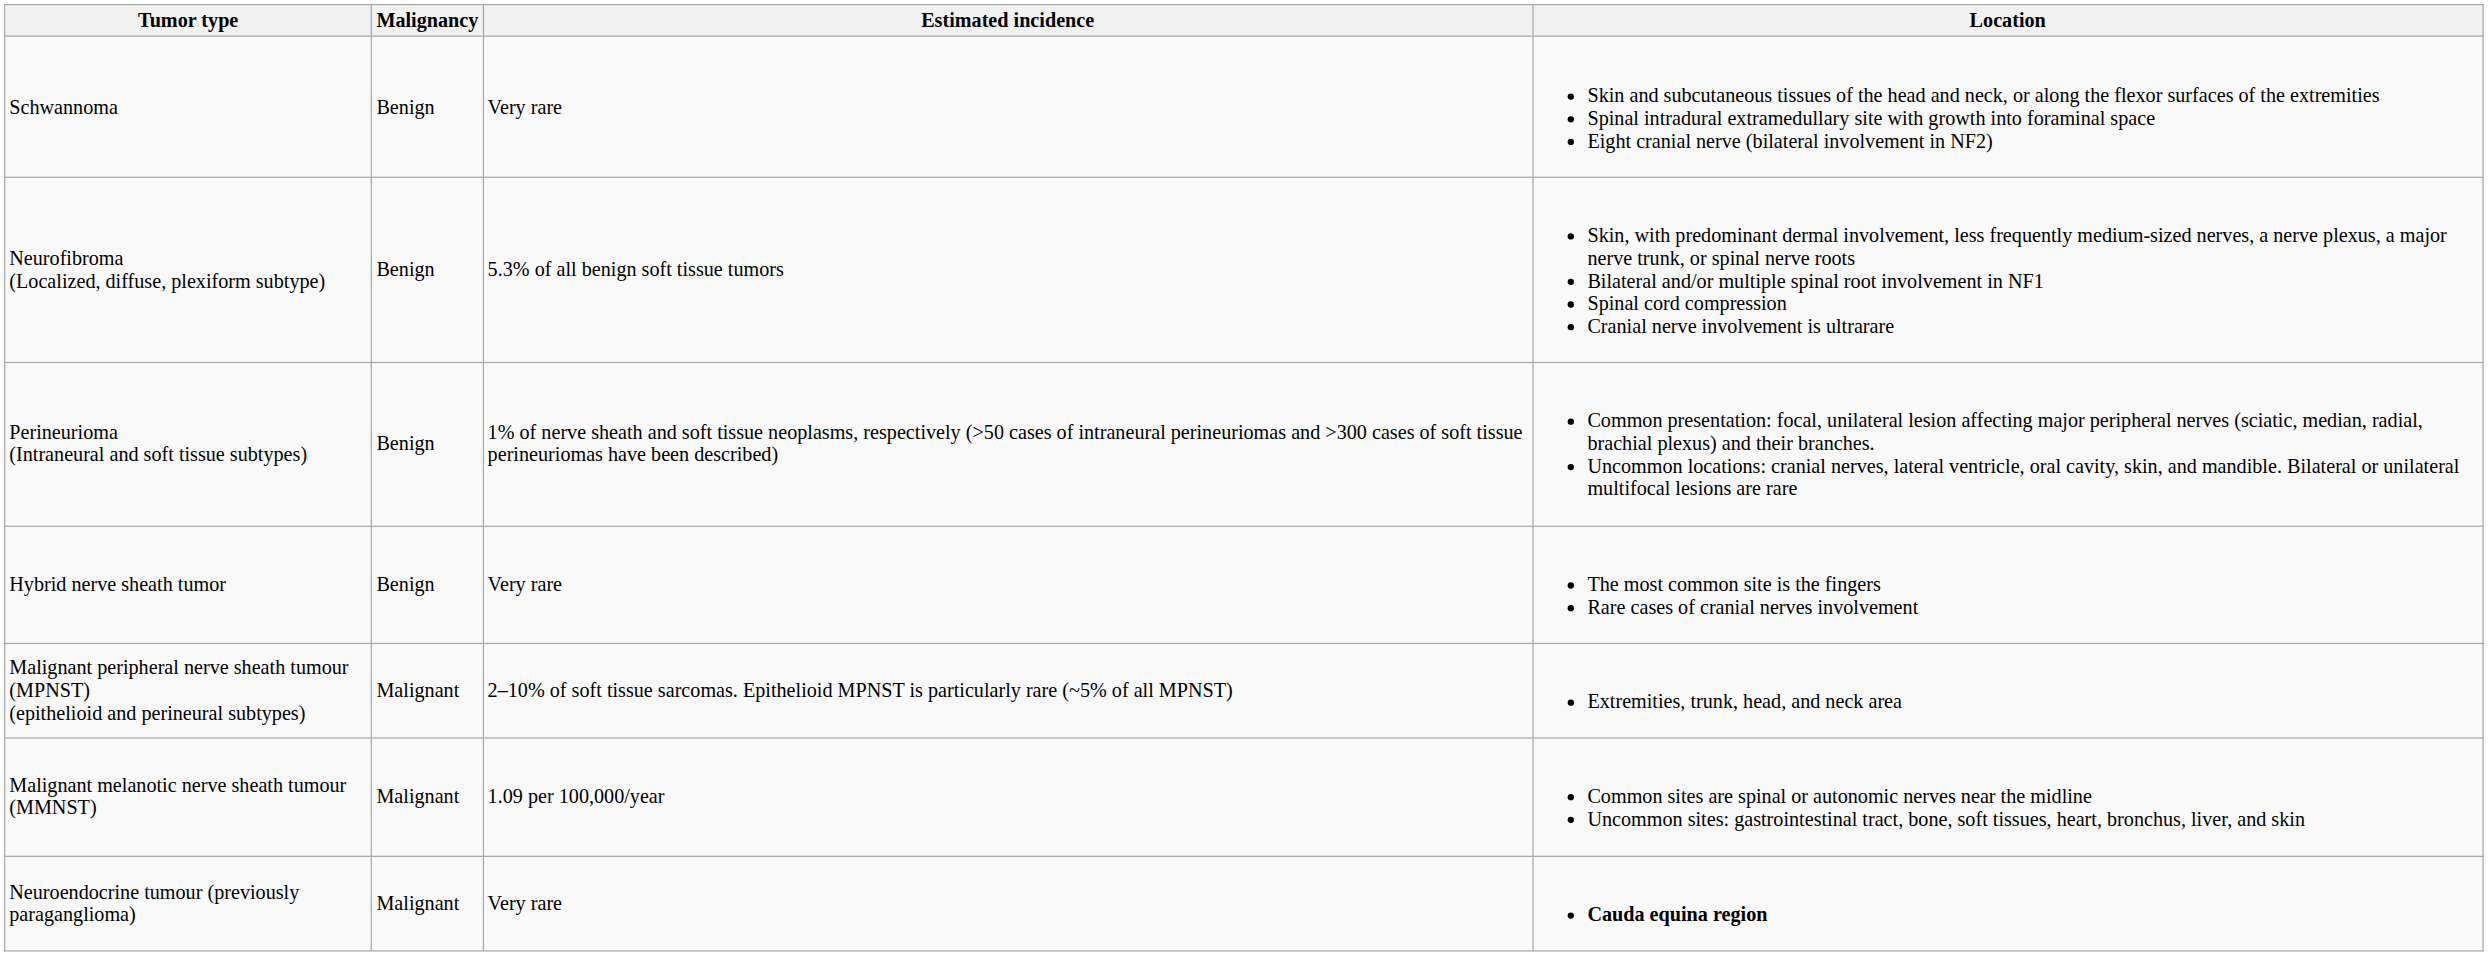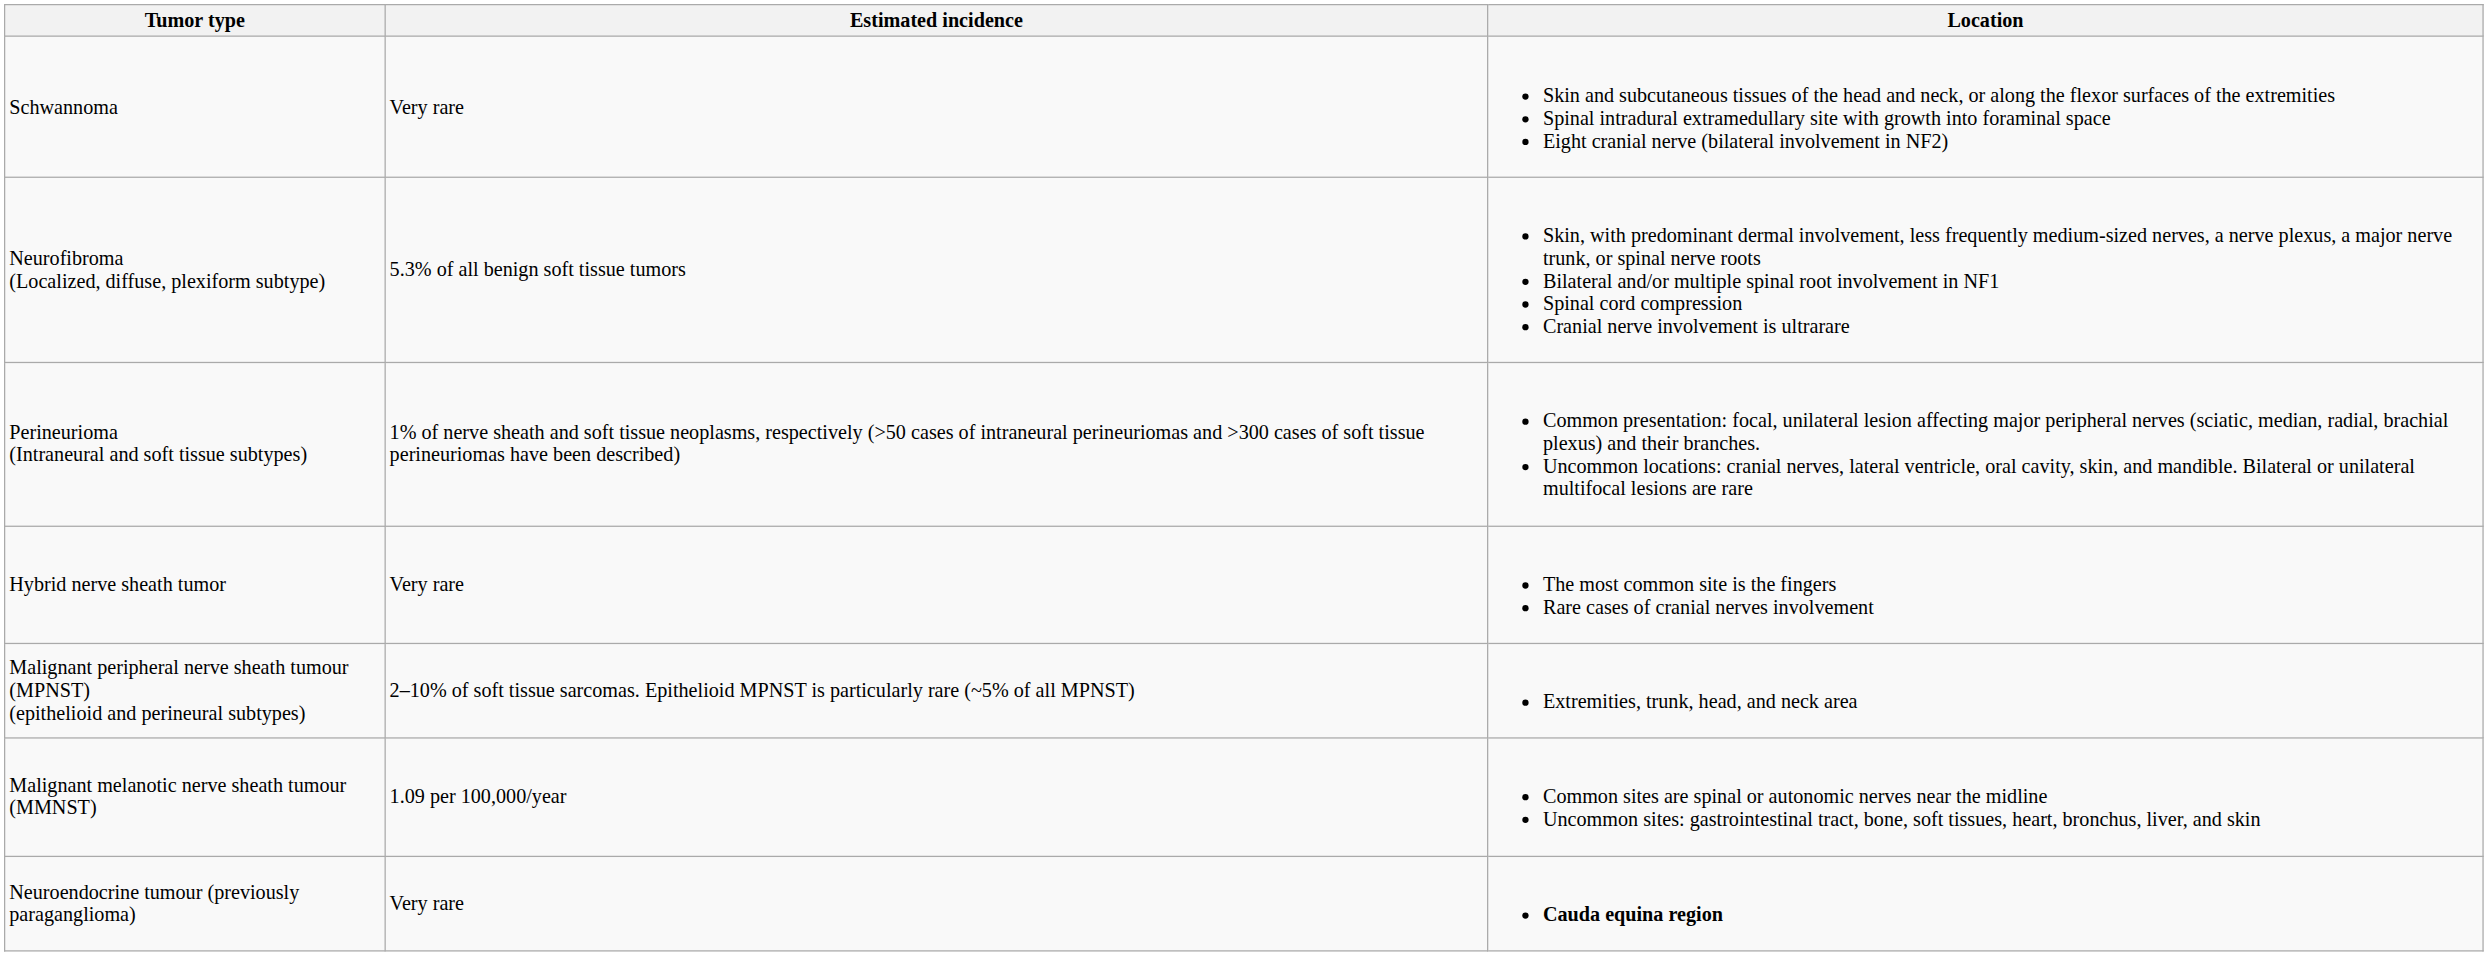- column: (427, 20)
